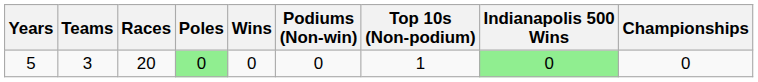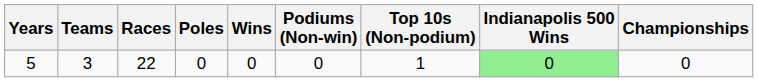(146, 64) 20 -> (146, 64) 22
(201, 64) lightgreen background -> (201, 64) no background
